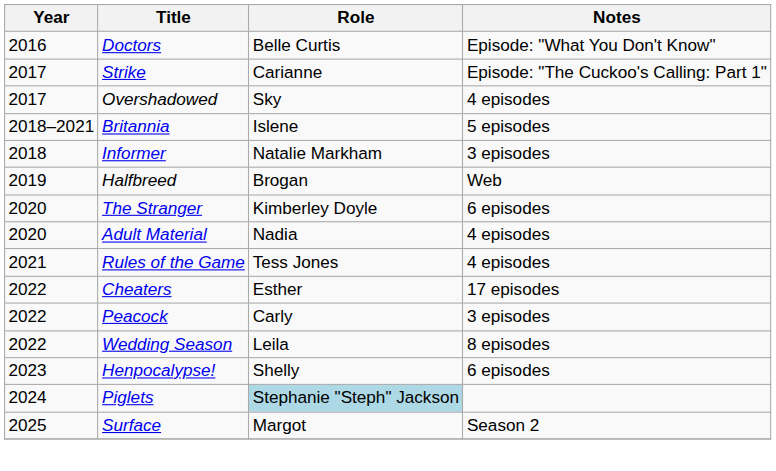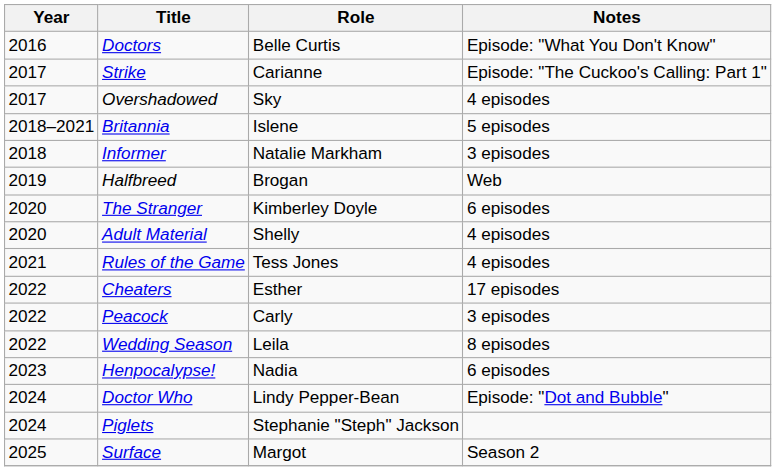(275, 235) Nadia -> (276, 235) Shelly
(276, 371) Shelly -> (275, 371) Nadia
+ row: (147, 398)
(356, 398) lightblue background -> (356, 425) no background
